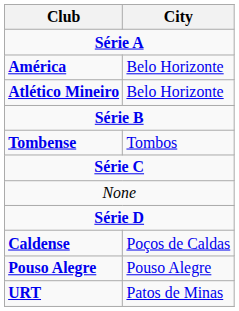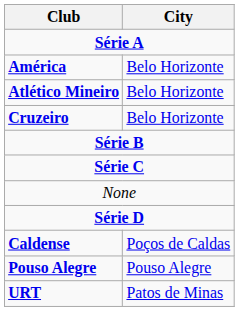+ row: (38, 117)
- row: (42, 142)
